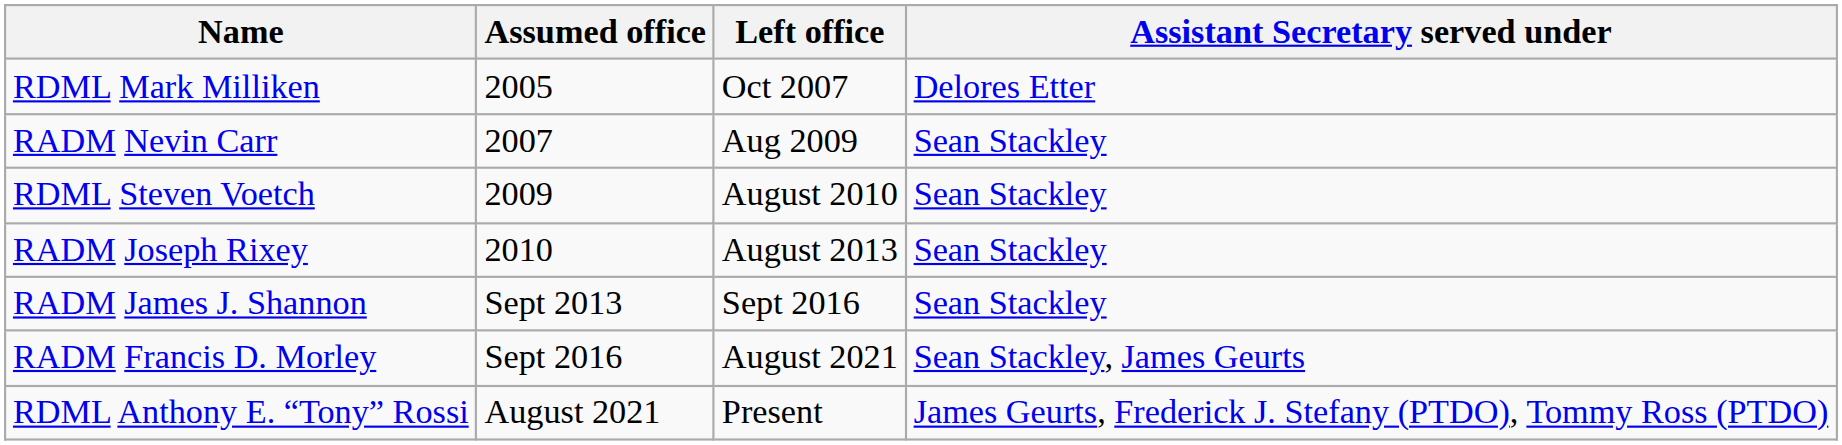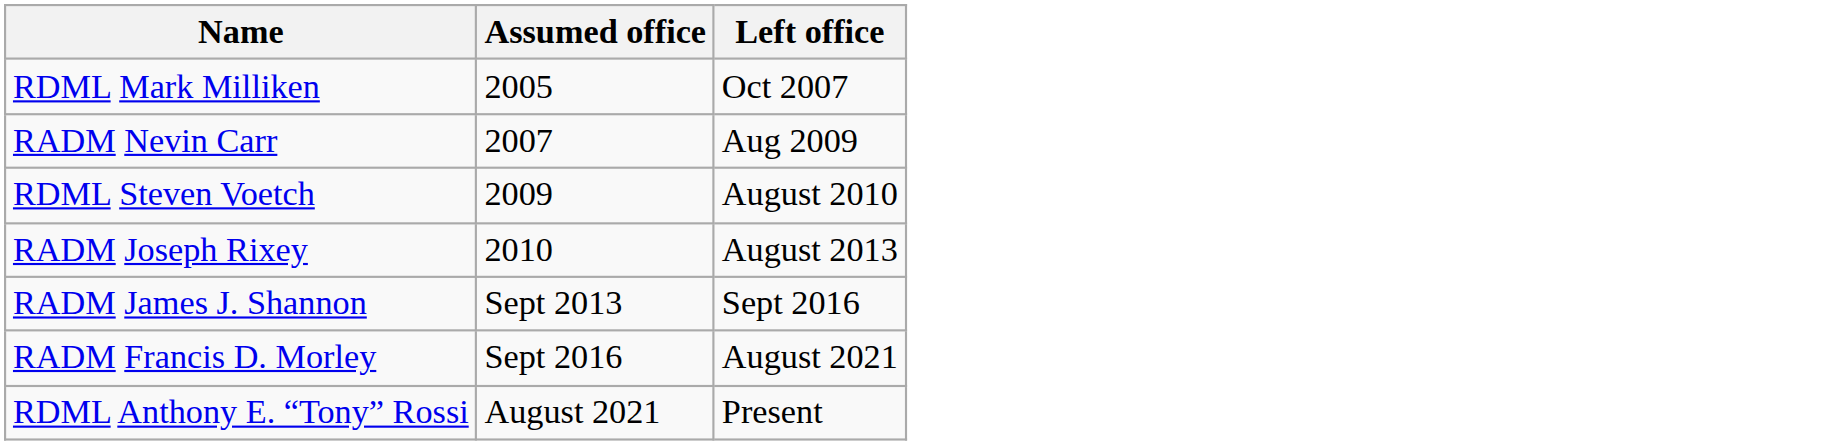- column: (1371, 31)
